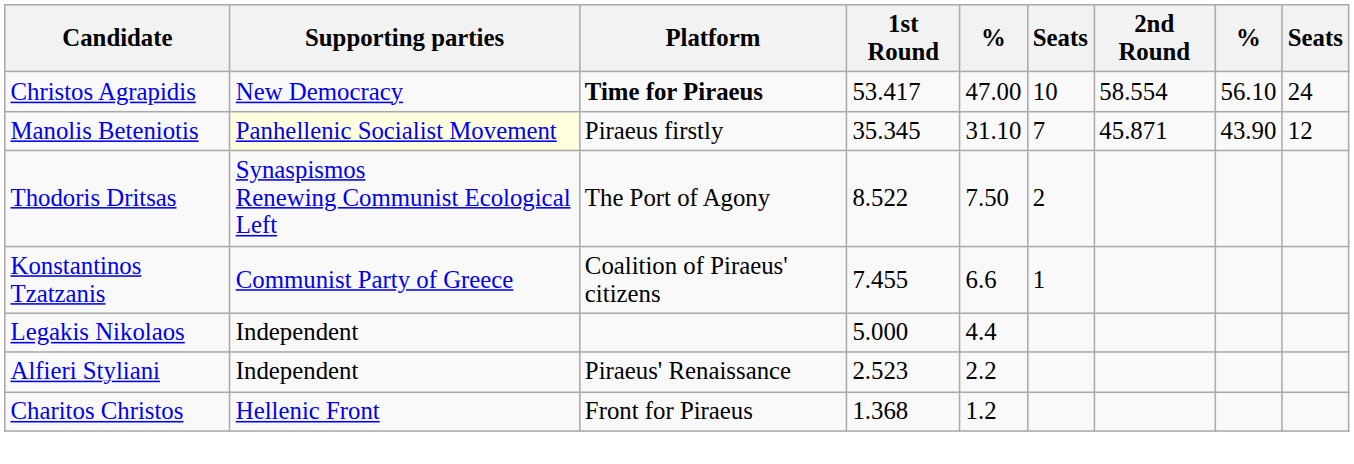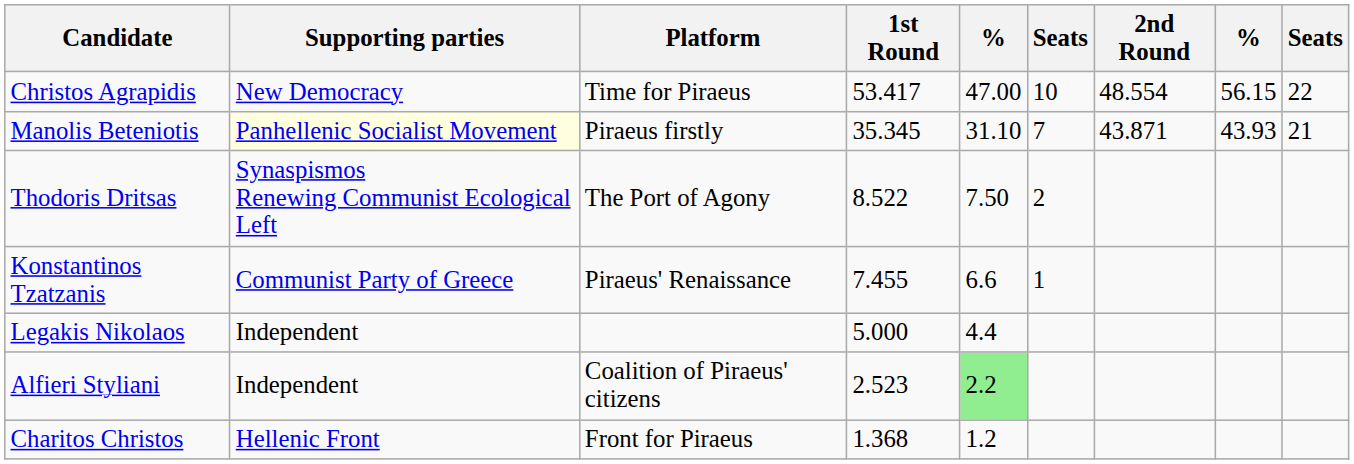(674, 91) bold -> (668, 91) normal
(1133, 91) 58.554 -> (1133, 91) 48.554
(1248, 91) 56.10 -> (1248, 91) 56.15
(1300, 91) 24 -> (1300, 91) 22
(1133, 130) 45.871 -> (1133, 130) 43.871
(1248, 130) 43.90 -> (1248, 130) 43.93
(1300, 130) 12 -> (1300, 130) 21
(686, 279) Coalition of Piraeus' citizens -> (688, 279) Piraeus' Renaissance
(688, 371) Piraeus' Renaissance -> (686, 385) Coalition of Piraeus' citizens
(981, 371) no background -> (981, 385) lightgreen background
